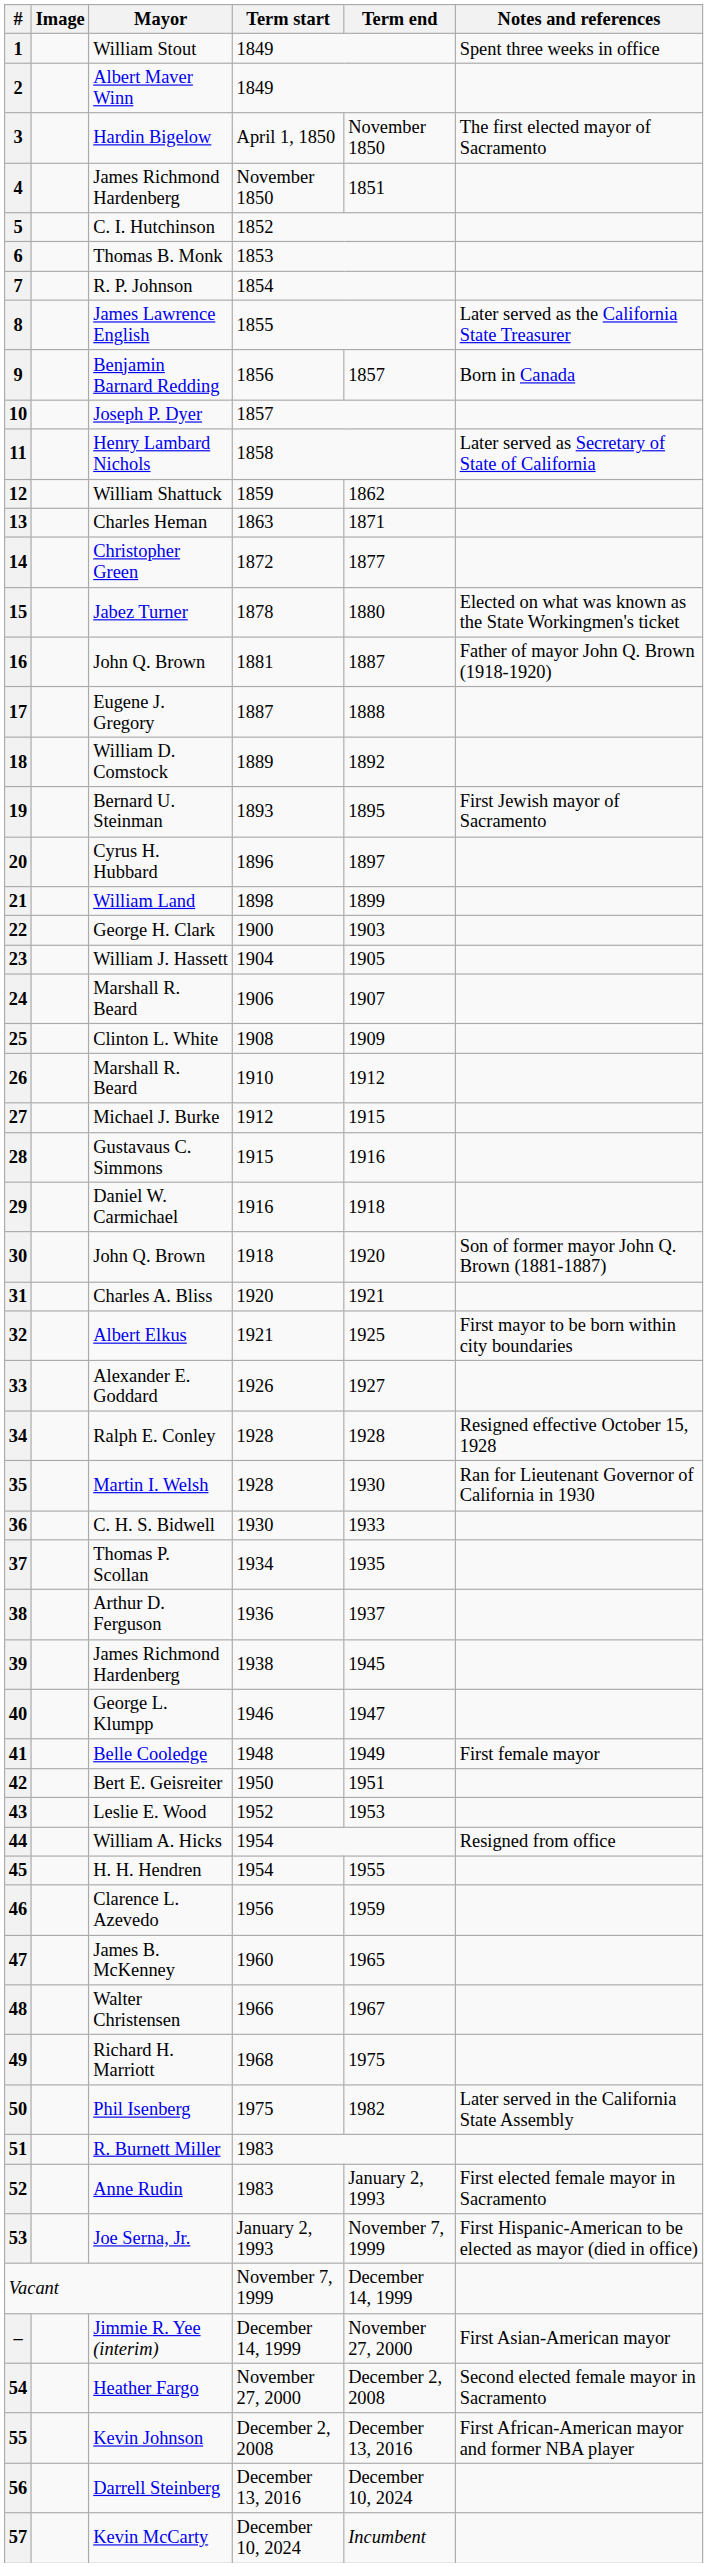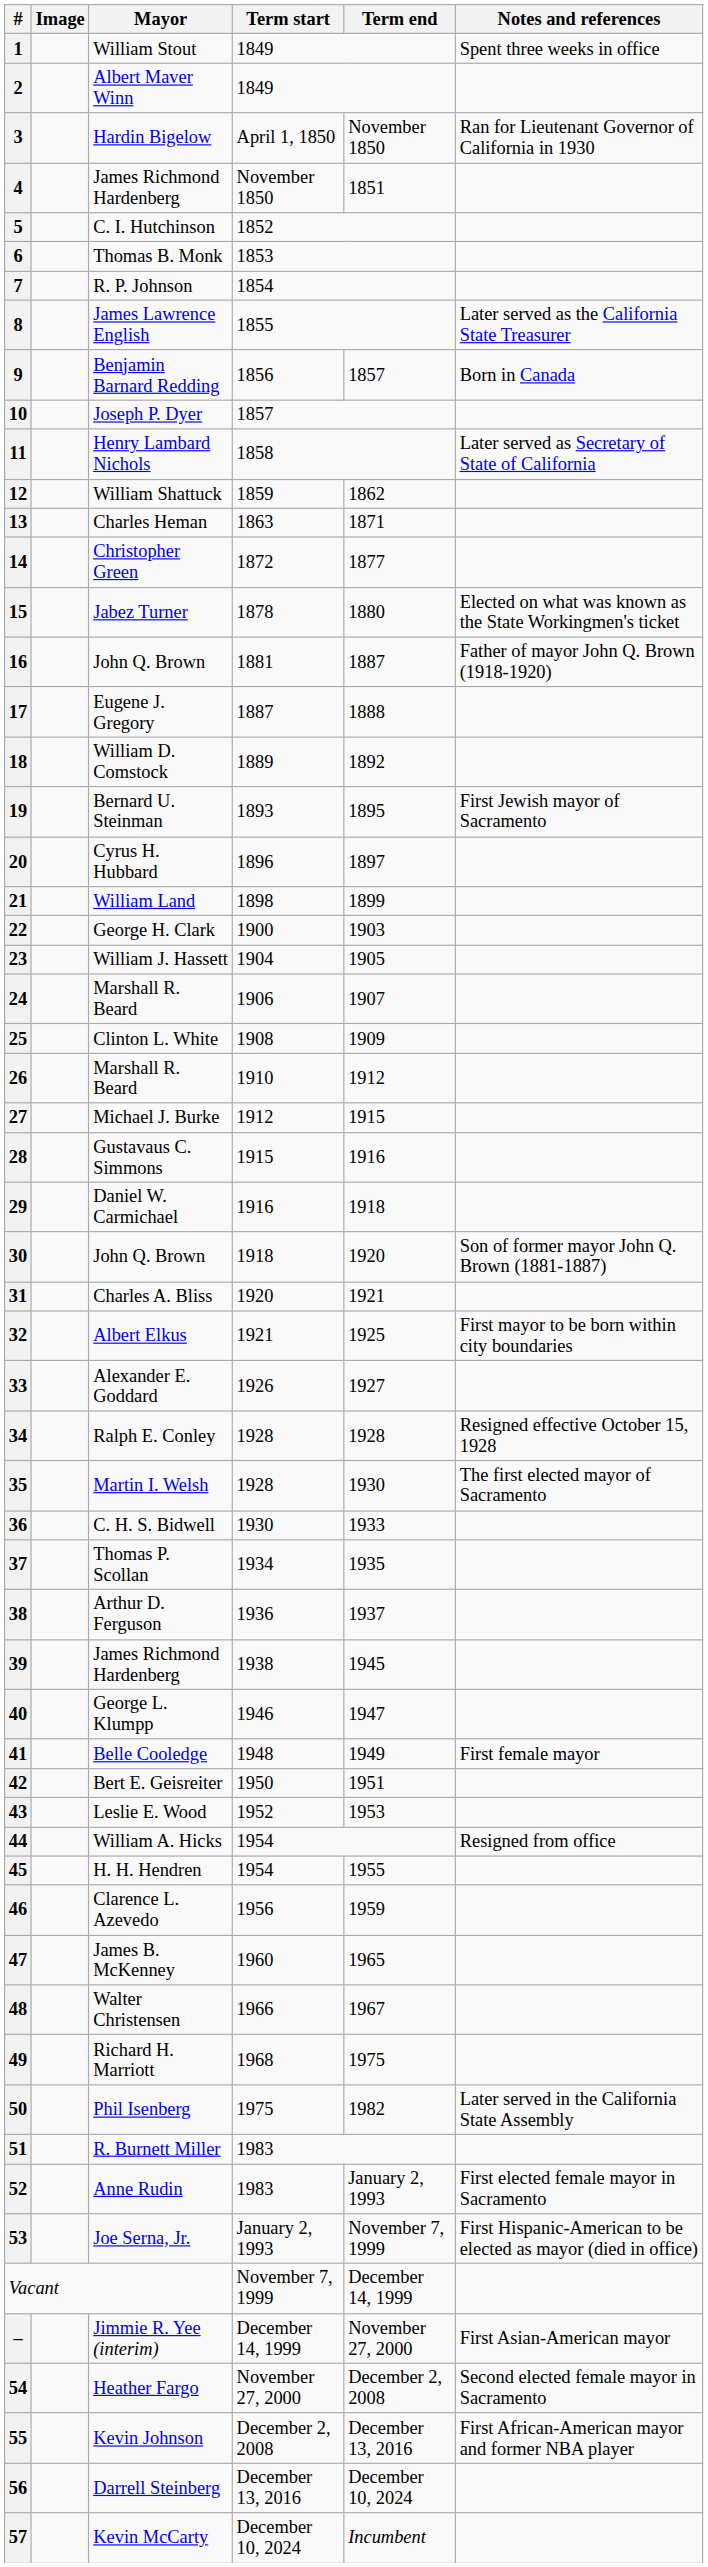(555, 137) The first elected mayor of Sacramento -> (577, 137) Ran for Lieutenant Governor of California in 1930
(577, 1485) Ran for Lieutenant Governor of California in 1930 -> (555, 1485) The first elected mayor of Sacramento
